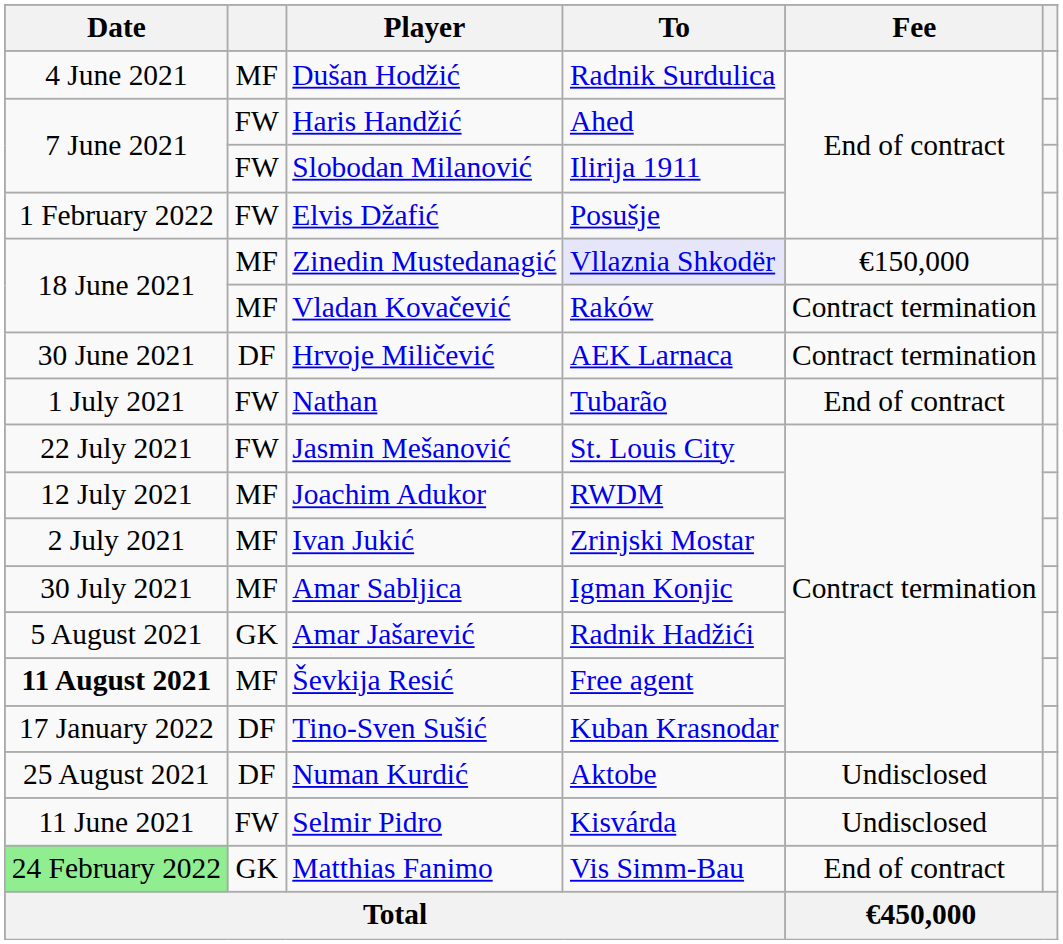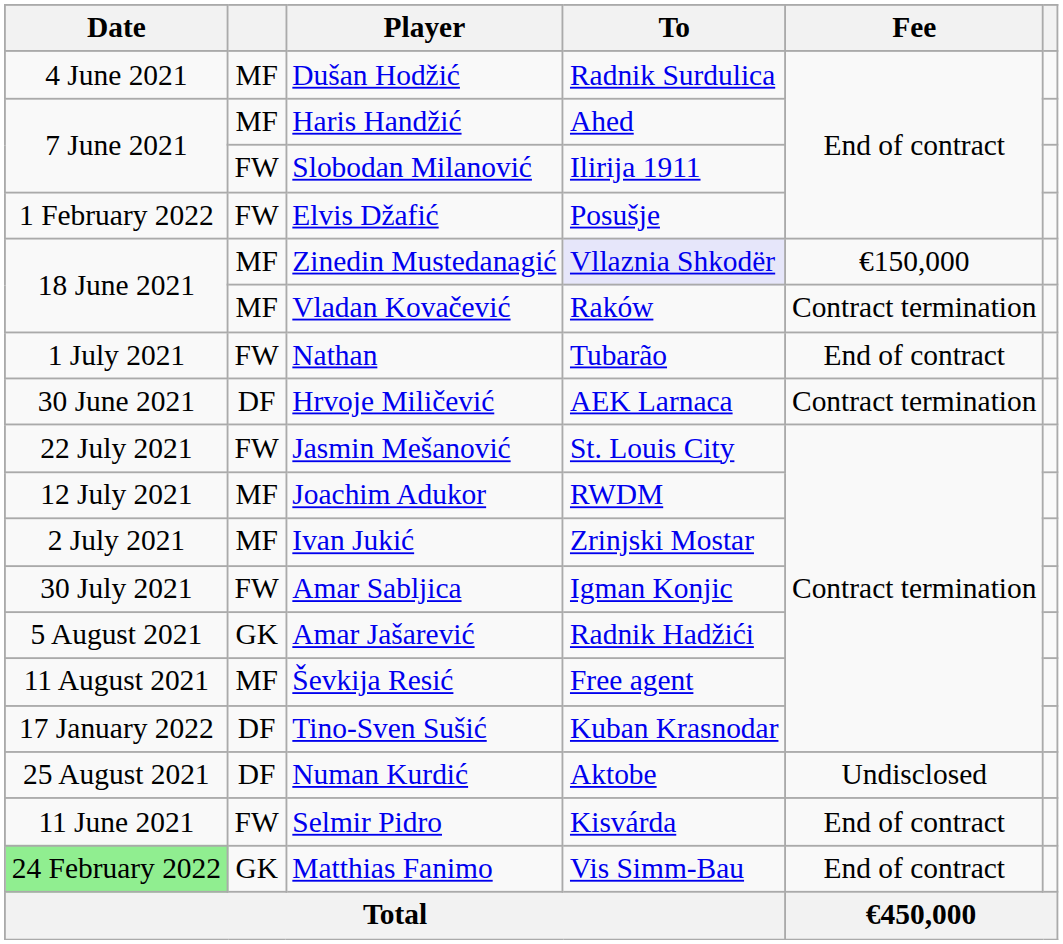(257, 121) FW -> (257, 121) MF
rows swapped: (393, 354) <-> (335, 401)
(257, 588) MF -> (257, 588) FW
(116, 681) bold -> (116, 681) normal
(914, 821) Undisclosed -> (914, 821) End of contract
